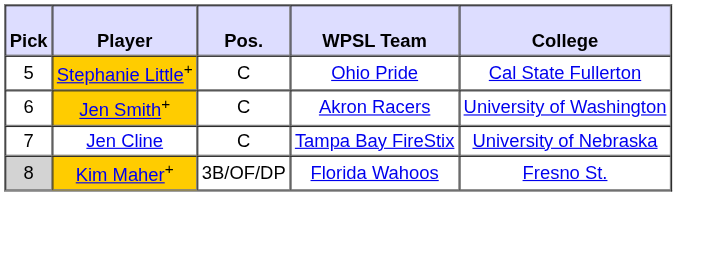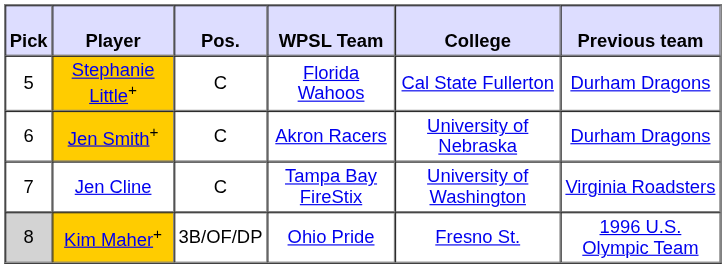+ column: (640, 40)
(375, 73) Ohio Pride -> (331, 83) Florida Wahoos
(565, 107) University of Washington -> (478, 136) University of Nebraska
(565, 140) University of Nebraska -> (478, 187) University of Washington
(375, 172) Florida Wahoos -> (331, 237) Ohio Pride
